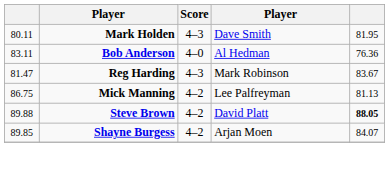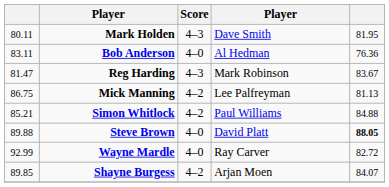+ row: (133, 113)
(194, 113) 4–2 -> (194, 133) 4–0
+ row: (137, 152)
